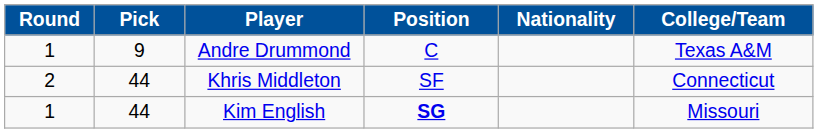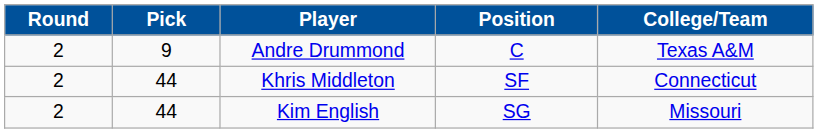- column: (566, 19)
(50, 50) 1 -> (59, 50) 2
(50, 111) 1 -> (59, 111) 2
(431, 111) bold -> (517, 111) normal
